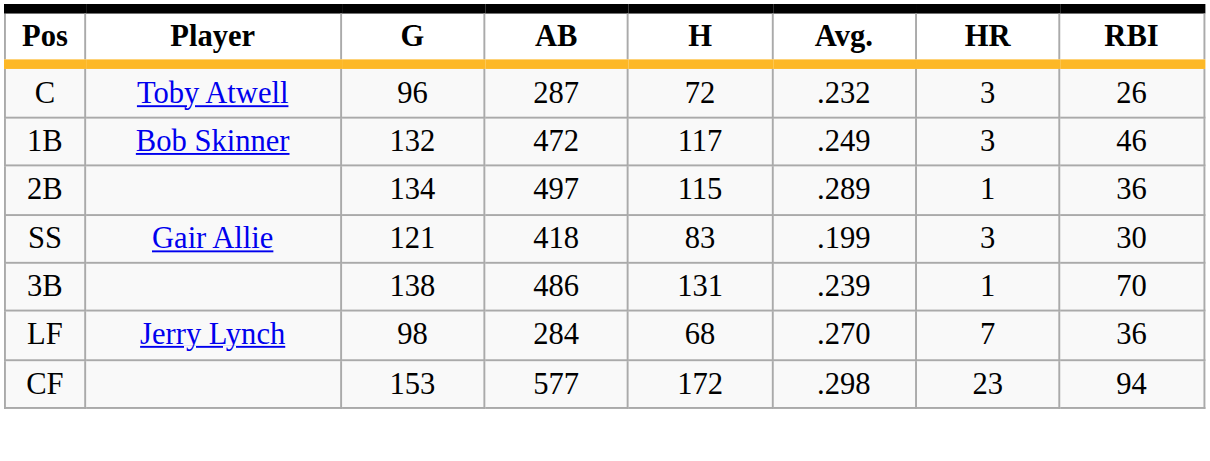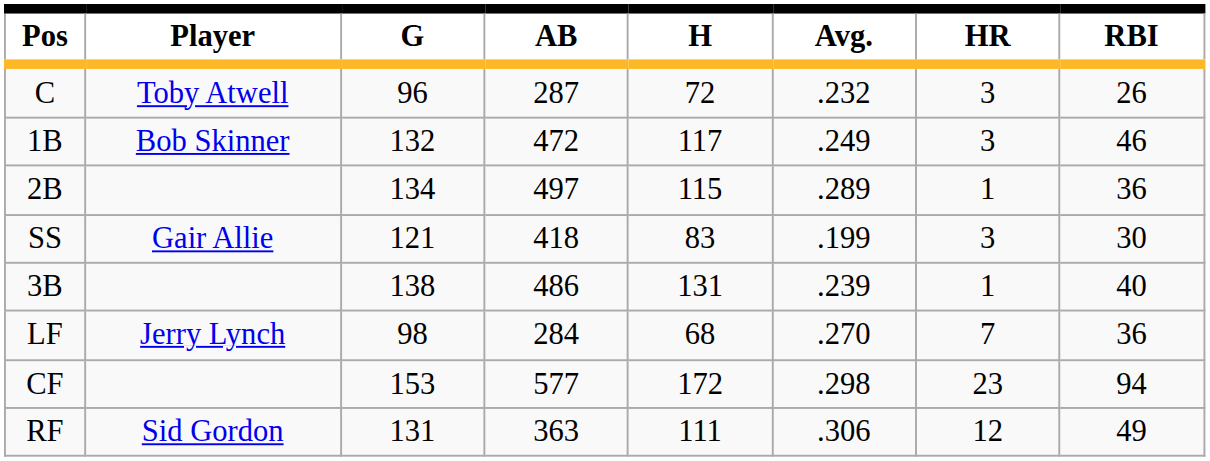(1132, 286) 70 -> (1132, 286) 40
+ row: (45, 431)
